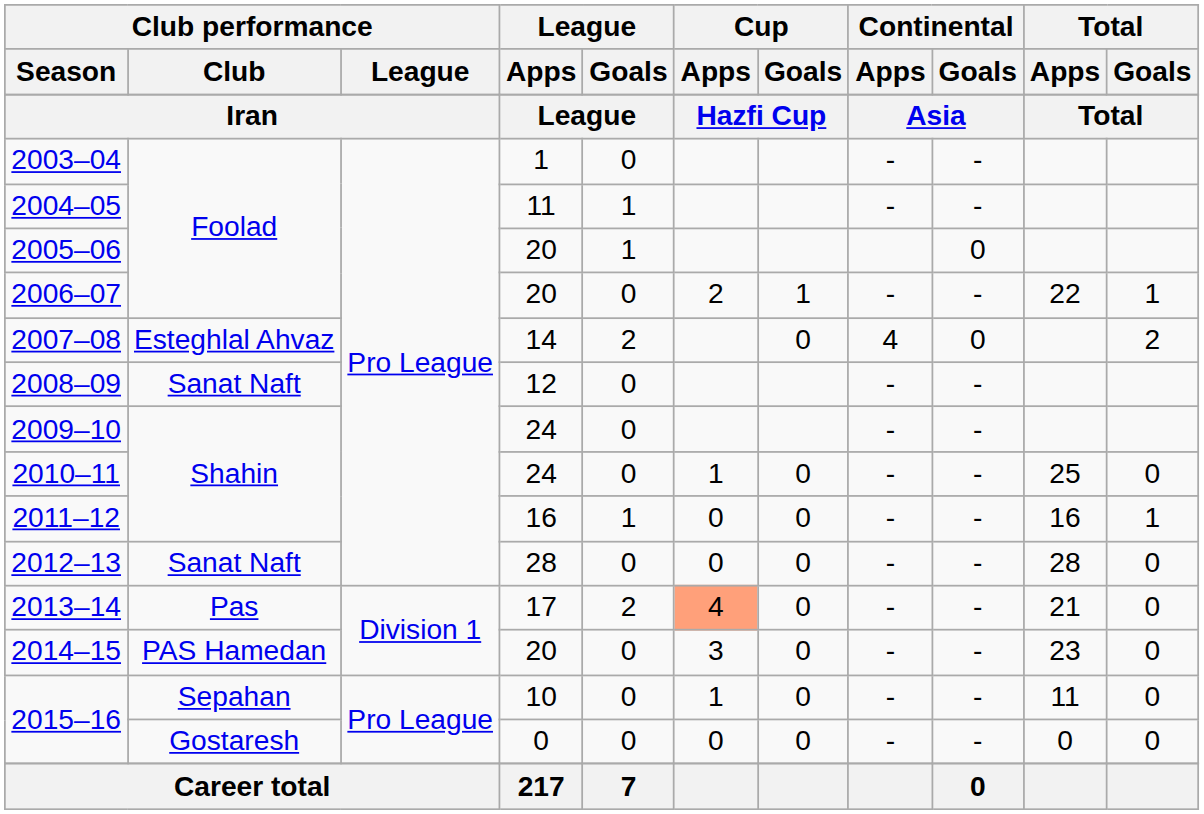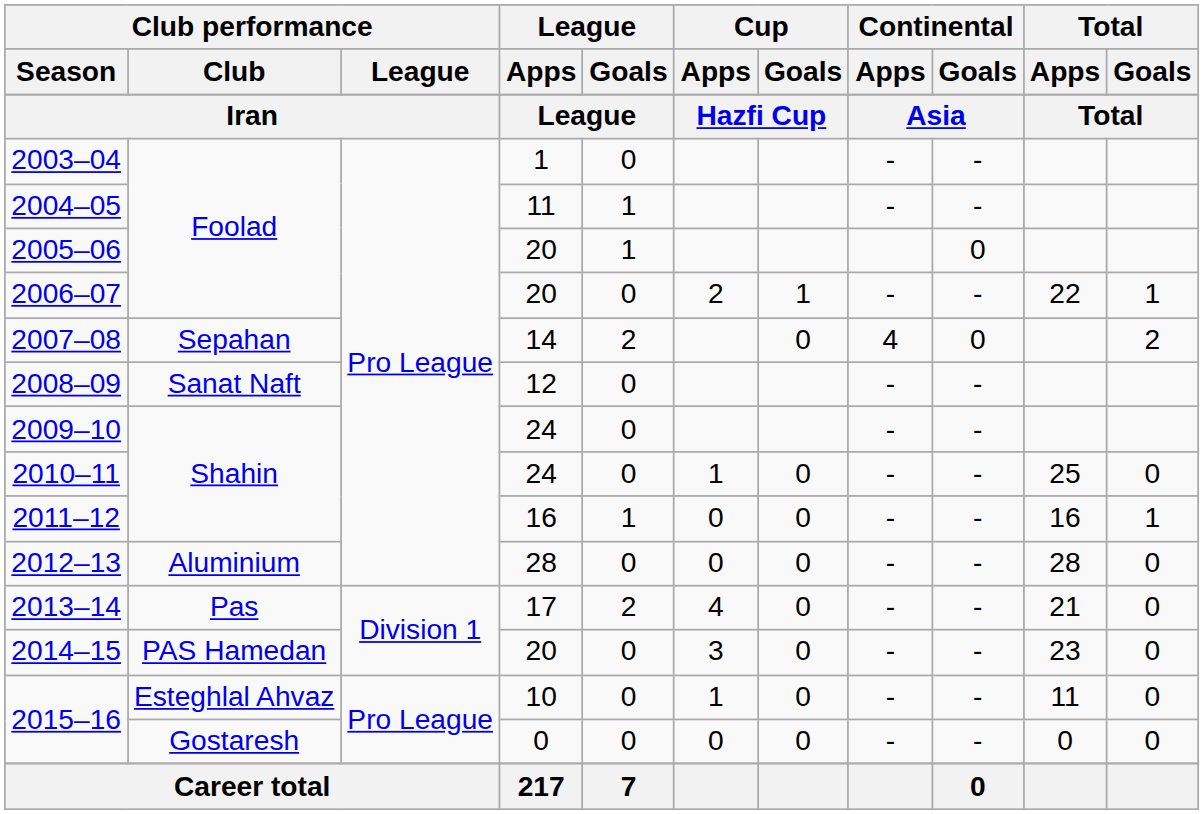(234, 339) Esteghlal Ahvaz -> (234, 339) Sepahan
(234, 562) Sanat Naft -> (234, 562) Aluminium
(716, 607) lightsalmon background -> (716, 607) no background
(234, 696) Sepahan -> (234, 696) Esteghlal Ahvaz
